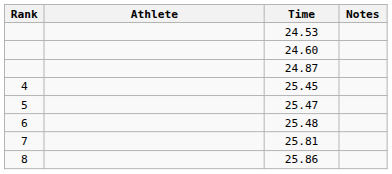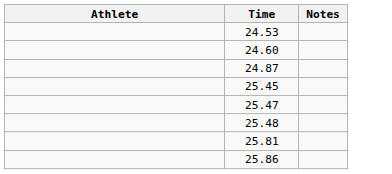- column: (24, 14)
